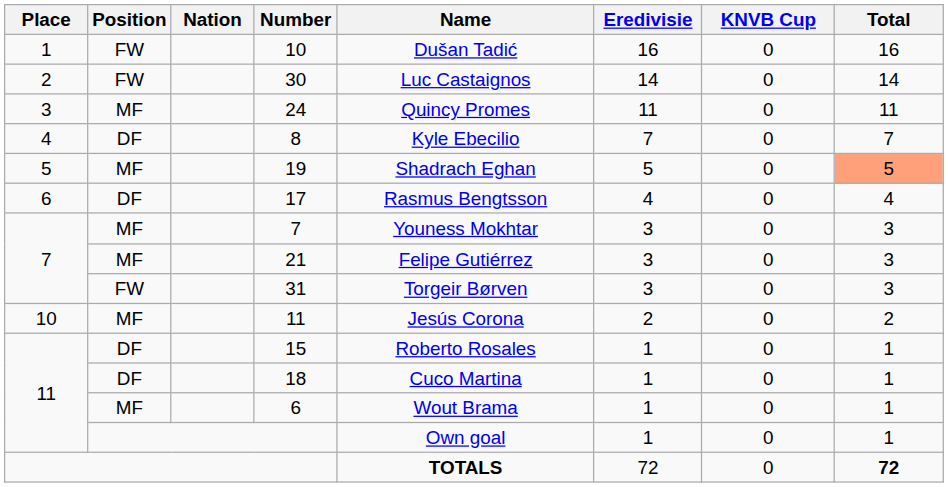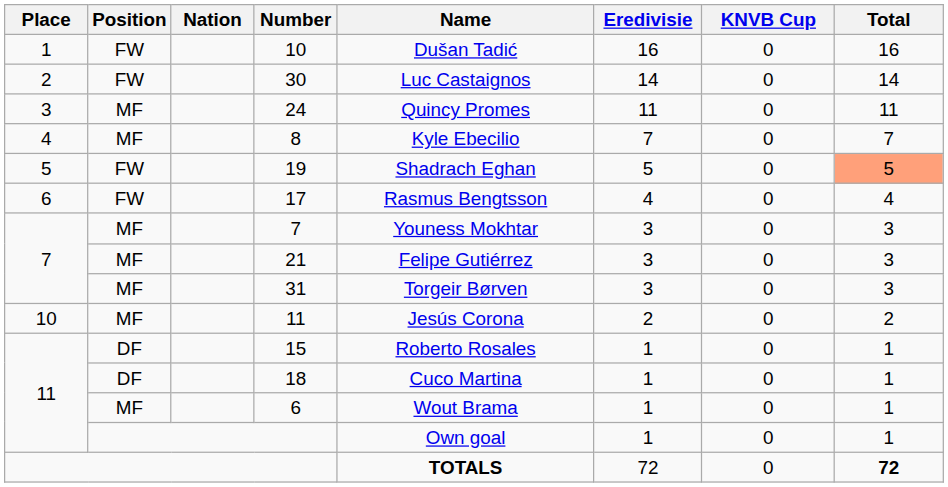(129, 139) DF -> (129, 139) MF
(129, 169) MF -> (129, 169) FW
(129, 199) DF -> (129, 199) FW
(129, 288) FW -> (129, 288) MF
